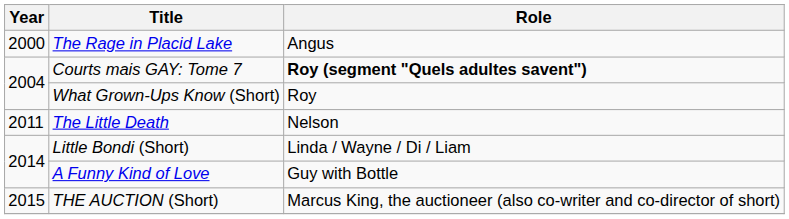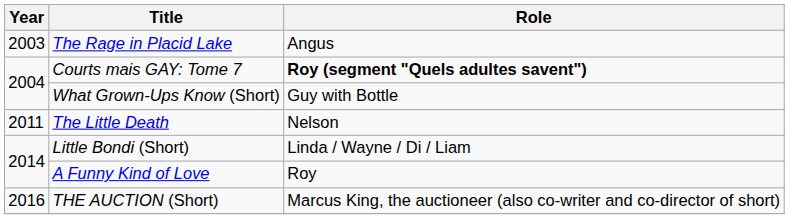(27, 43) 2000 -> (27, 43) 2003
(302, 95) Roy -> (343, 95) Guy with Bottle
(343, 174) Guy with Bottle -> (302, 174) Roy
(27, 200) 2015 -> (27, 200) 2016
